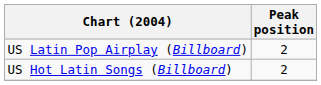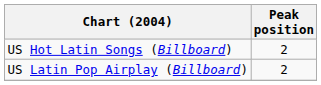rows swapped: (120, 70) <-> (128, 49)
